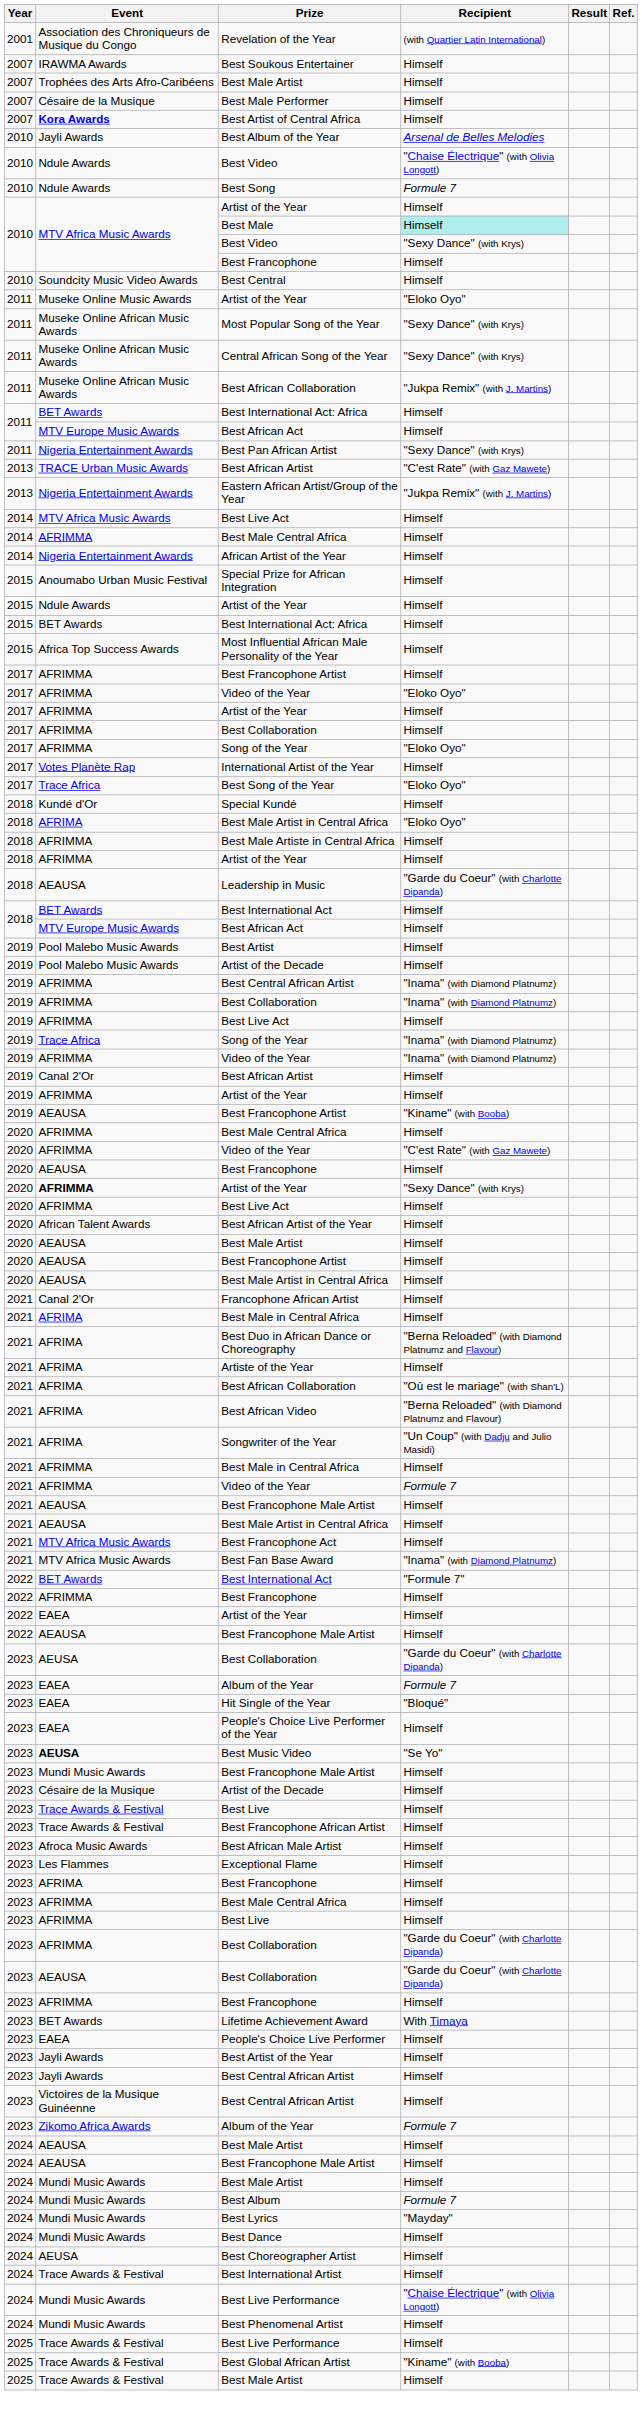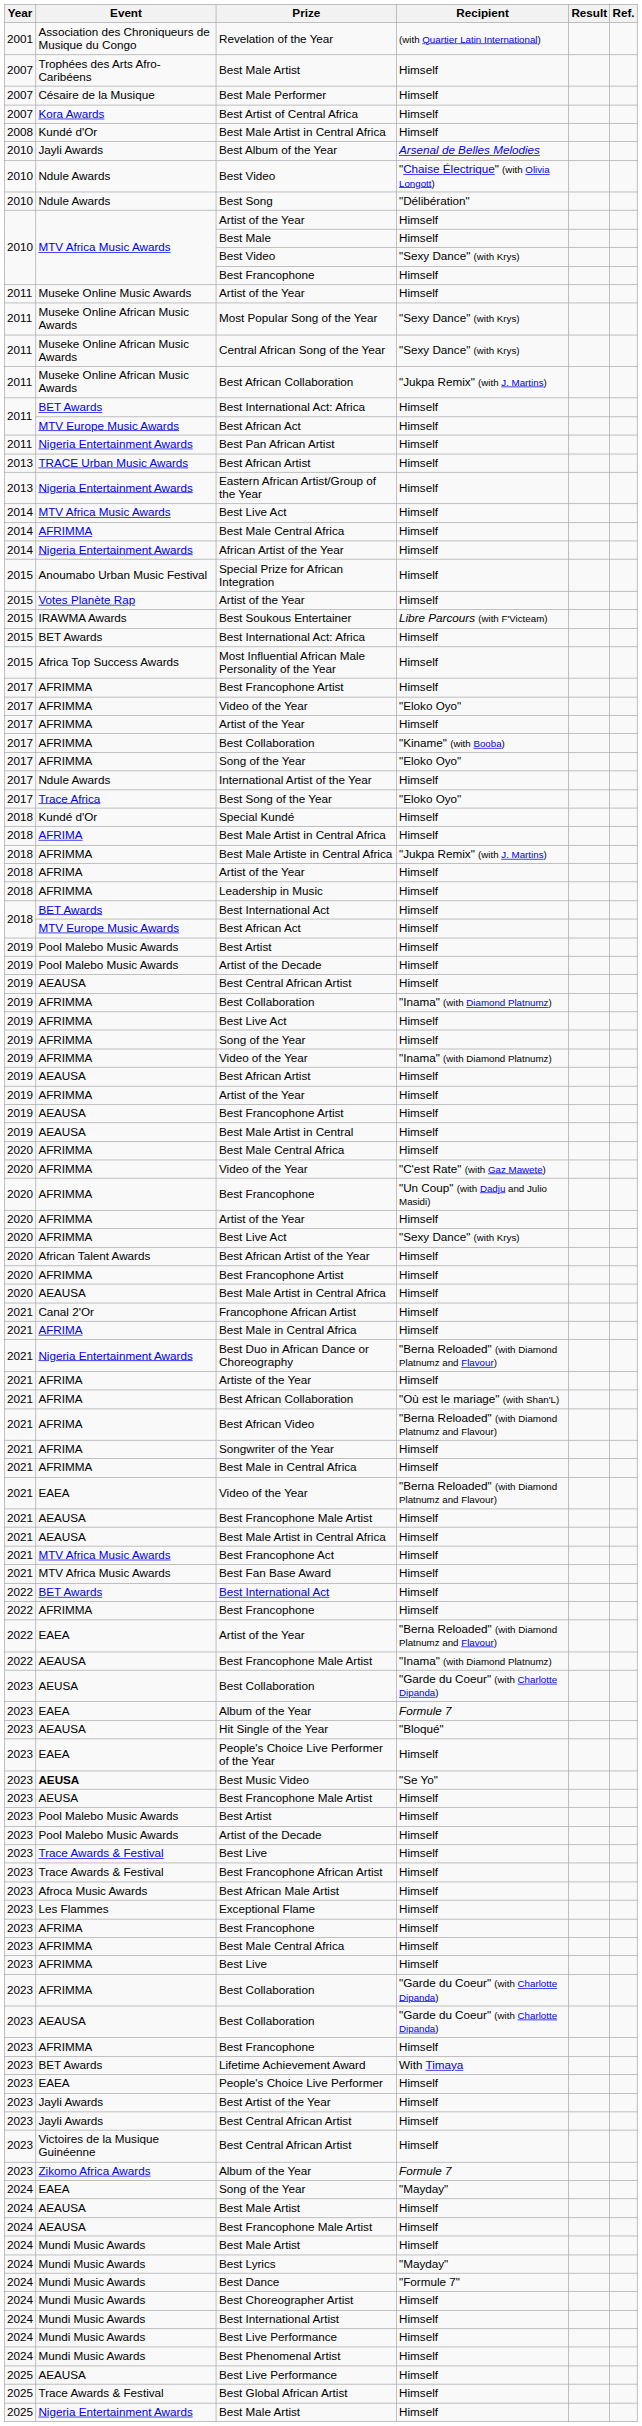- row: (20, 63)
(74, 119) bold -> (71, 114) normal
+ row: (20, 132)
(430, 188) Formule 7 -> (434, 201) "Délibération"
(423, 225) paleturquoise background -> (419, 238) no background
- row: (20, 280)
(435, 299) "Eloko Oyo" -> (419, 293) Himself
(464, 449) "Sexy Dance" (with Krys) -> (419, 444) Himself
(477, 468) "C'est Rate" (with Gaz Mawete) -> (419, 463) Himself
(477, 493) "Jukpa Remix" (with J. Martins) -> (419, 488) Himself
(74, 605) Ndule Awards -> (87, 600) Votes Planète Rap
+ row: (20, 619)
(423, 730) Himself -> (452, 743) "Kiname" (with Booba)
(87, 767) Votes Planète Rap -> (74, 780) Ndule Awards
(435, 822) "Eloko Oyo" -> (419, 835) Himself
(423, 841) Himself -> (473, 854) "Jukpa Remix" (with J. Martins)
(65, 859) AFRIMMA -> (60, 872) AFRIMA
(62, 884) AEAUSA -> (65, 891) AFRIMMA
(482, 884) "Garde du Coeur" (with Charlotte Dipanda) -> (419, 891) Himself
(65, 984) AFRIMMA -> (62, 984) AEAUSA
(480, 984) "Inama" (with Diamond Platnumz) -> (419, 984) Himself
(69, 1039) Trace Africa -> (65, 1039) AFRIMMA
(480, 1039) "Inama" (with Diamond Platnumz) -> (419, 1039) Himself
(66, 1076) Canal 2'Or -> (62, 1076) AEAUSA
(456, 1113) "Kiname" (with Booba) -> (419, 1113) Himself
+ row: (20, 1132)
(62, 1169) AEAUSA -> (65, 1194) AFRIMMA
(423, 1169) Himself -> (473, 1194) "Un Coup" (with Dadju and Julio Masidi)
(66, 1187) bold -> (65, 1219) normal
(464, 1187) "Sexy Dance" (with Krys) -> (419, 1219) Himself
(423, 1206) Himself -> (459, 1238) "Sexy Dance" (with Krys)
- row: (20, 1243)
(62, 1261) AEAUSA -> (65, 1275) AFRIMMA
(60, 1342) AFRIMA -> (116, 1355) Nigeria Entertainment Awards
(477, 1443) "Un Coup" (with Dadju and Julio Masidi) -> (419, 1449) Himself
(65, 1486) AFRIMMA -> (54, 1493) EAEA
(430, 1486) Formule 7 -> (478, 1493) "Berna Reloaded" (with Diamond Platnumz and Flavour)
(480, 1560) "Inama" (with Diamond Platnumz) -> (419, 1573) Himself
(434, 1579) "Formule 7" -> (419, 1592) Himself
(423, 1616) Himself -> (478, 1636) "Berna Reloaded" (with Diamond Platnumz and Flavour)
(423, 1634) Himself -> (475, 1661) "Inama" (with Diamond Platnumz)
(54, 1703) EAEA -> (62, 1729) AEAUSA
(92, 1772) Mundi Music Awards -> (58, 1798) AEUSA
+ row: (20, 1817)
(97, 1790) Césaire de la Musique -> (108, 1835) Pool Malebo Music Awards
+ row: (20, 2189)
- row: (20, 2200)
(423, 2237) Himself -> (429, 2282) "Formule 7"
(58, 2256) AEUSA -> (92, 2301) Mundi Music Awards
(101, 2274) Trace Awards & Festival -> (92, 2319) Mundi Music Awards
(479, 2299) "Chaise Électrique" (with Olivia Longott) -> (419, 2338) Himself
(101, 2343) Trace Awards & Festival -> (62, 2375) AEAUSA
(456, 2361) "Kiname" (with Booba) -> (419, 2393) Himself
(101, 2380) Trace Awards & Festival -> (116, 2412) Nigeria Entertainment Awards
